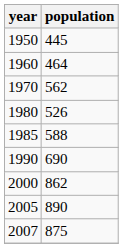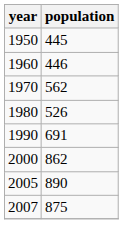(56, 64) 464 -> (56, 64) 446
- row: (23, 135)
(56, 159) 690 -> (56, 135) 691
